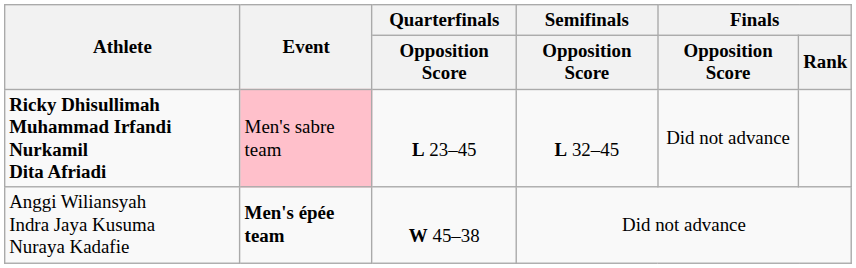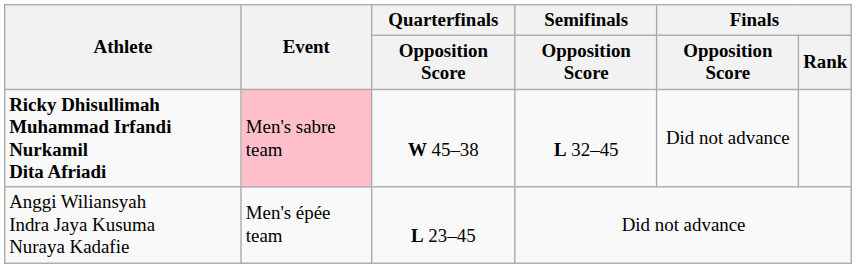(444, 148) L 23–45 -> (443, 148) W 45–38
(289, 224) bold -> (288, 224) normal
(444, 235) W 45–38 -> (443, 235) L 23–45
